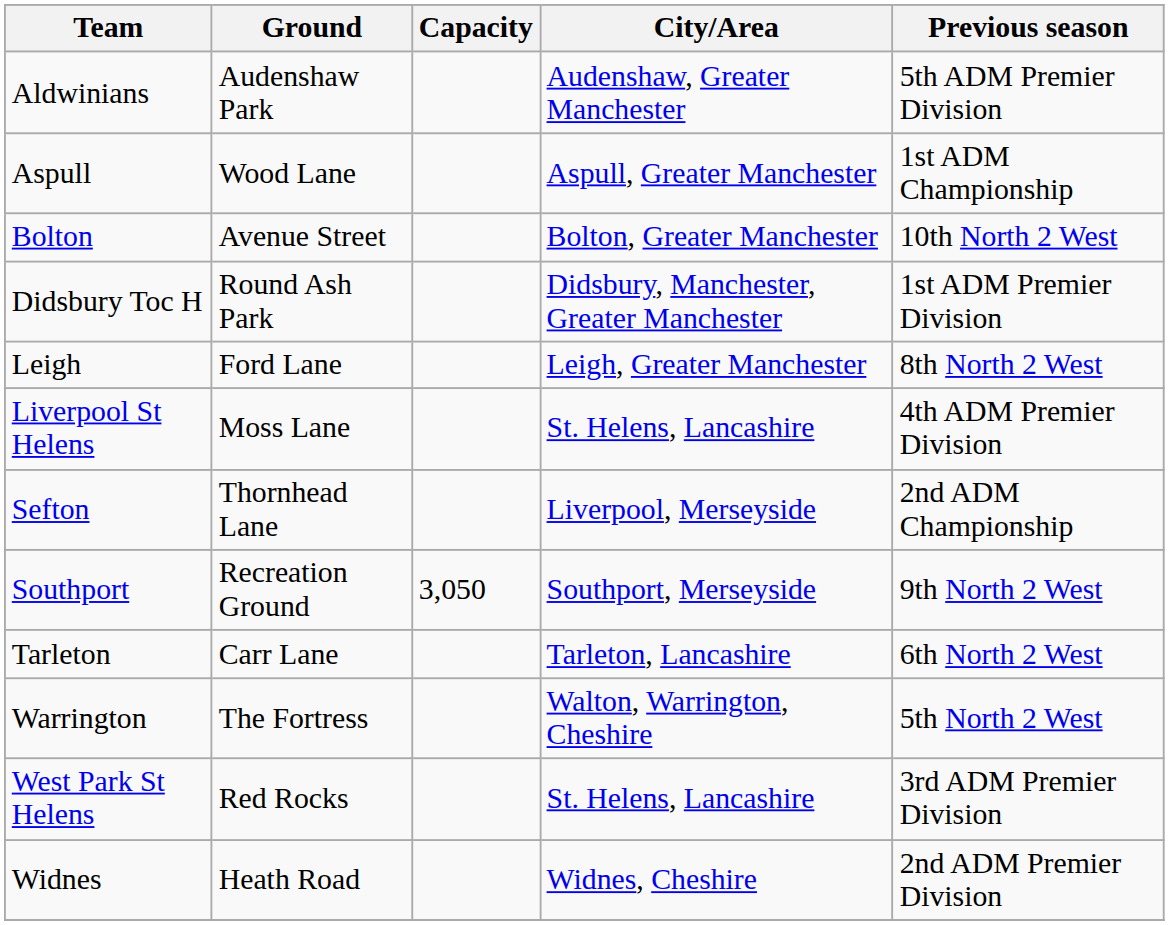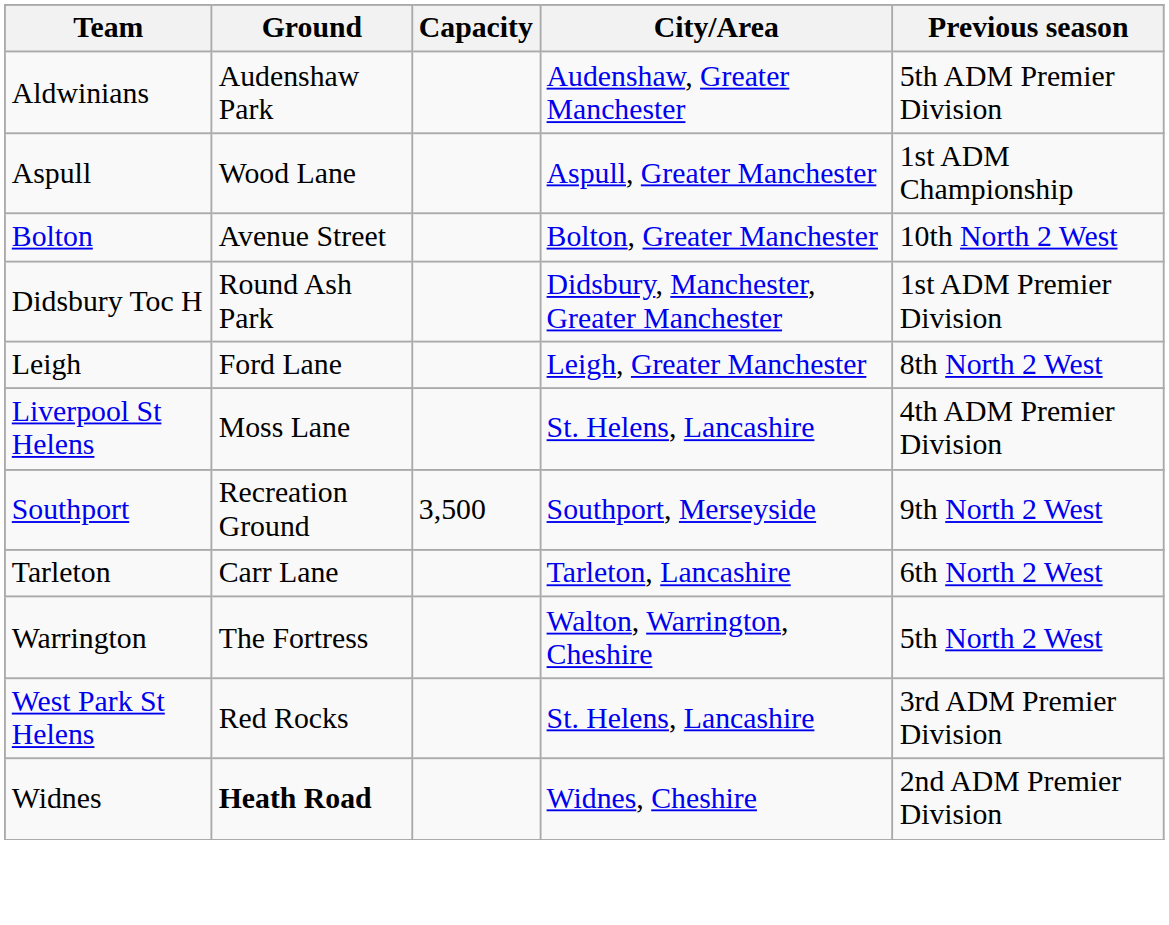- row: (51, 509)
(452, 589) 3,050 -> (452, 509) 3,500
(289, 879) normal -> (295, 798) bold
